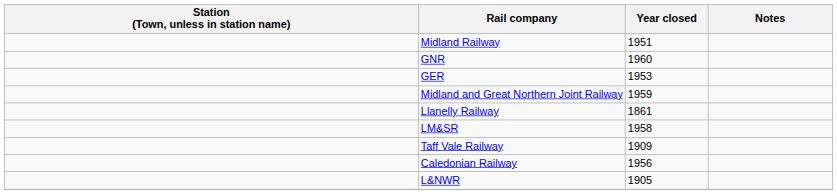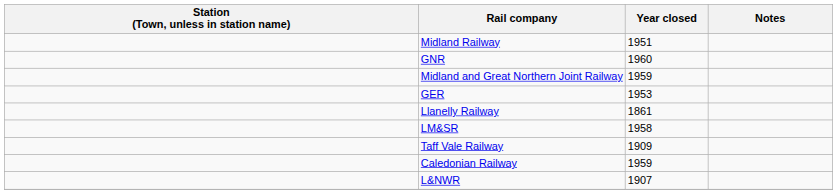rows swapped: (522, 94) <-> (433, 77)
(640, 163) 1956 -> (640, 163) 1959
(640, 180) 1905 -> (640, 180) 1907
